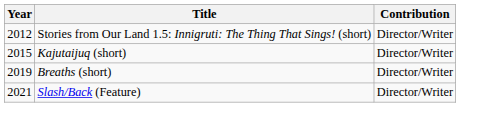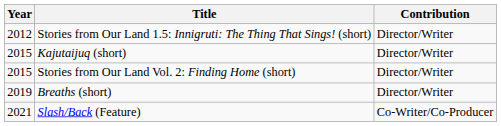+ row: (166, 72)
(415, 92) Director/Writer -> (435, 111) Co-Writer/Co-Producer
